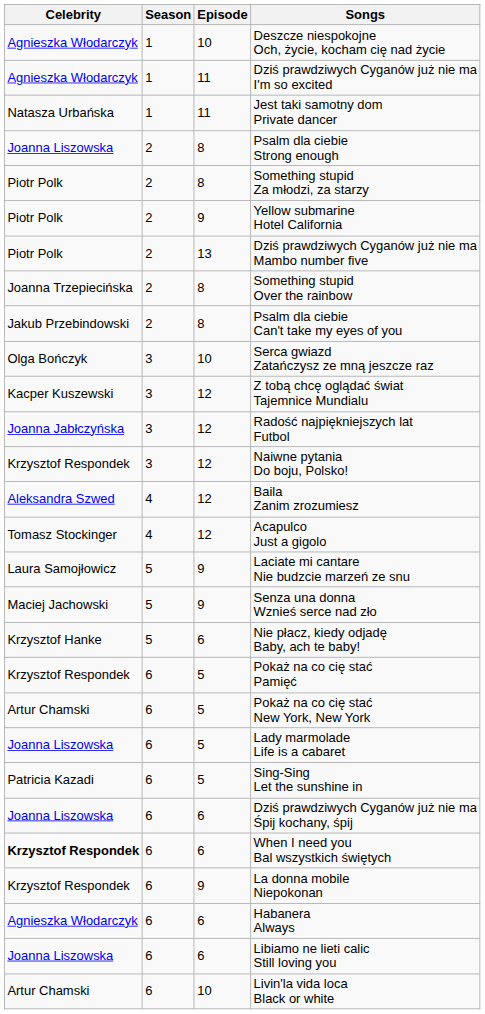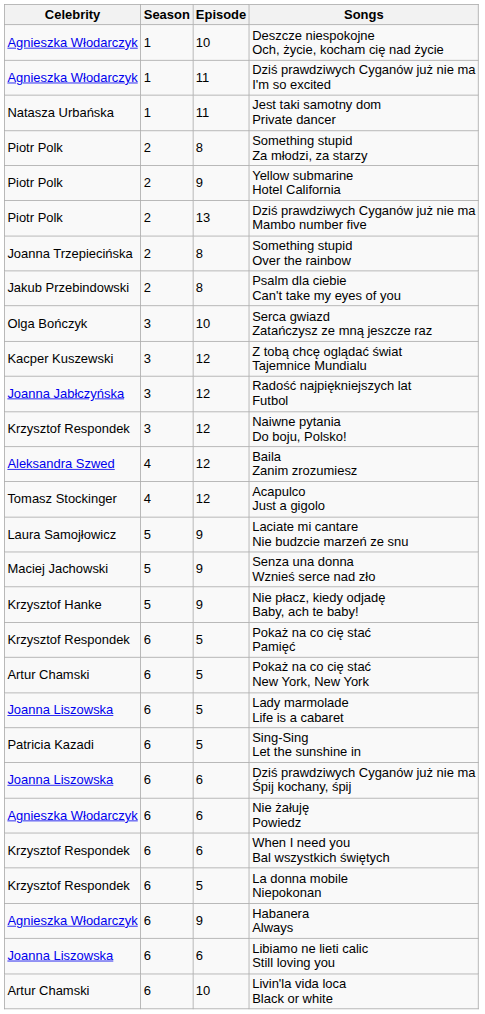- row: (301, 148)
(201, 639) 6 -> (199, 604) 9
+ row: (281, 815)
(73, 850) bold -> (69, 850) normal
(201, 885) 9 -> (199, 885) 5
(201, 920) 6 -> (199, 920) 9
